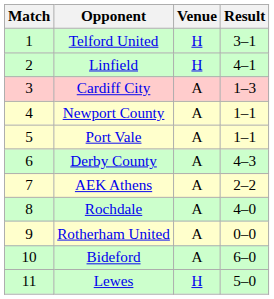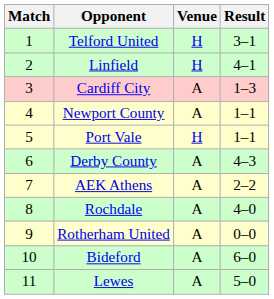(197, 137) A -> (197, 137) H
(197, 281) H -> (197, 281) A
